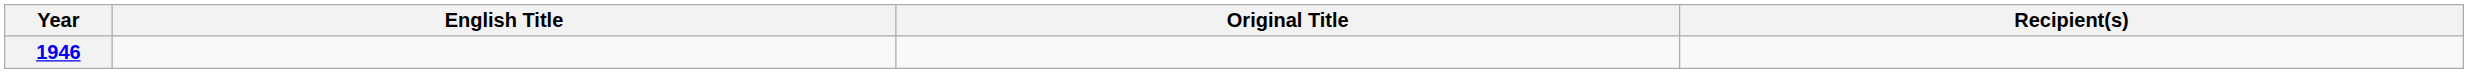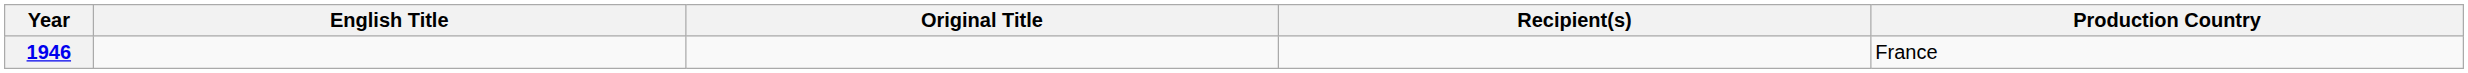+ column: (2167, 20)
